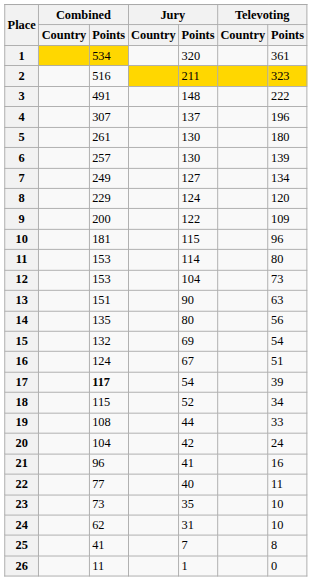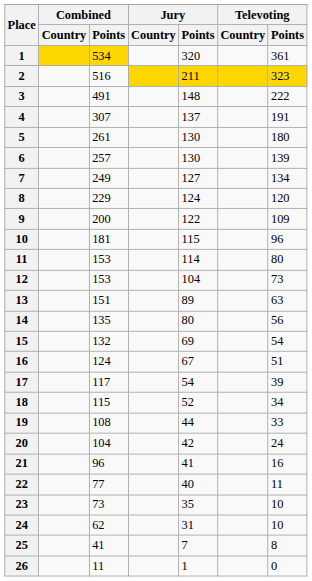(280, 116) 196 -> (280, 116) 191
(188, 300) 90 -> (188, 300) 89
(101, 382) bold -> (101, 382) normal
